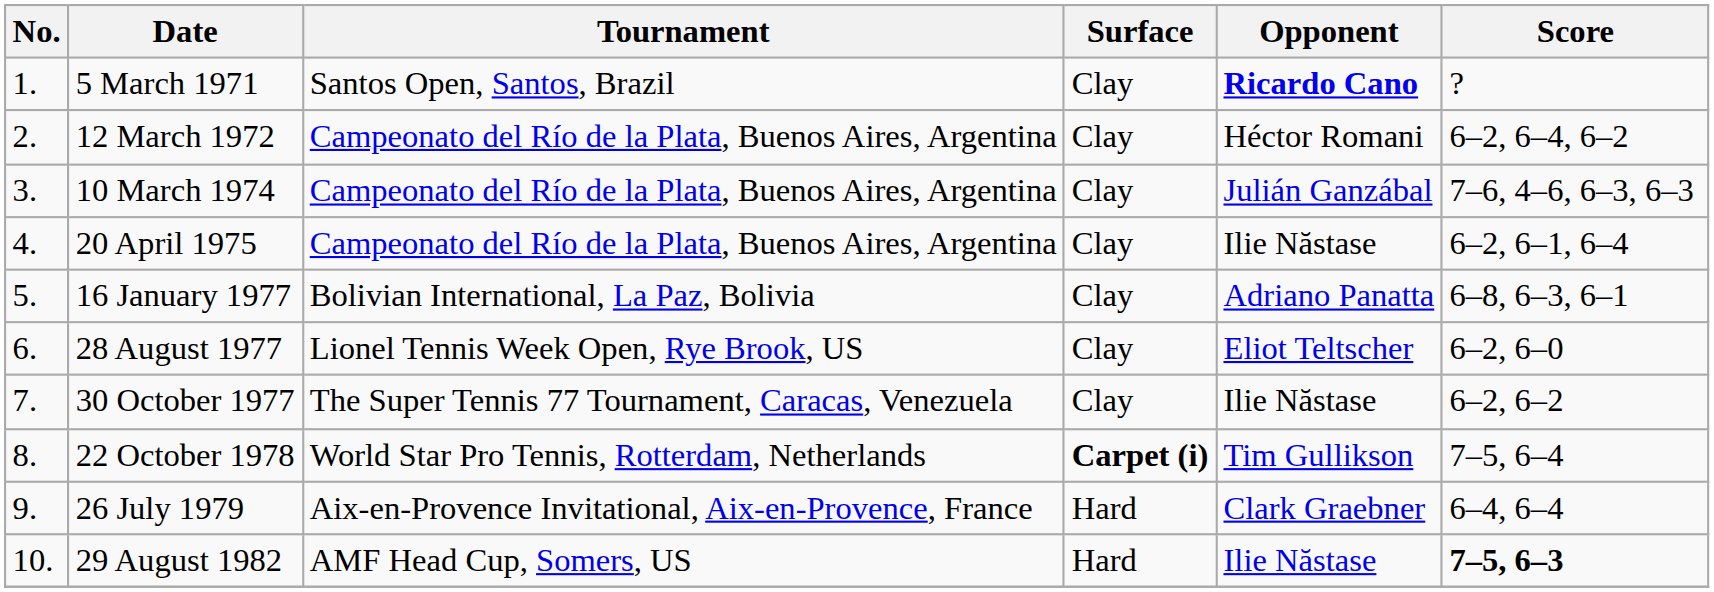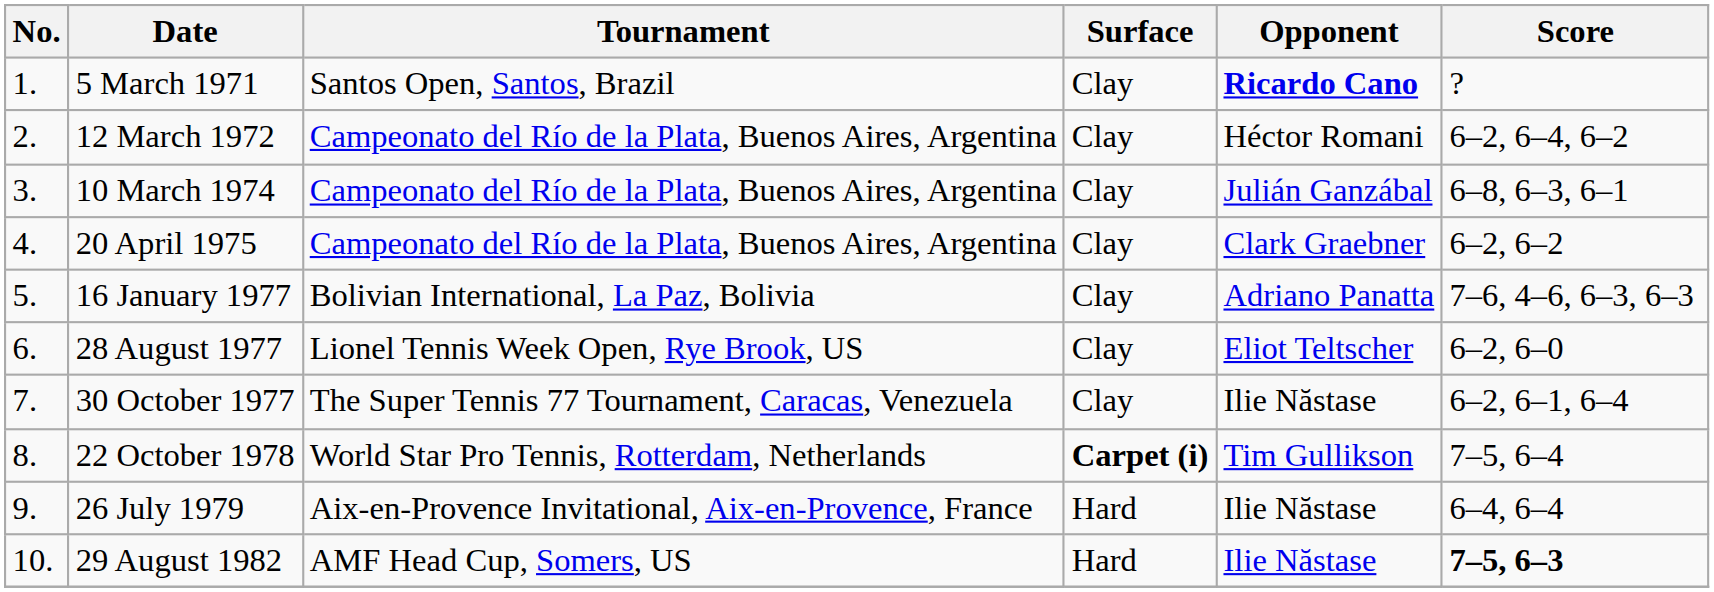(1572, 189) 7–6, 4–6, 6–3, 6–3 -> (1539, 189) 6–8, 6–3, 6–1
(1300, 242) Ilie Năstase -> (1324, 242) Clark Graebner
(1539, 242) 6–2, 6–1, 6–4 -> (1506, 242) 6–2, 6–2
(1539, 294) 6–8, 6–3, 6–1 -> (1572, 294) 7–6, 4–6, 6–3, 6–3
(1506, 400) 6–2, 6–2 -> (1539, 400) 6–2, 6–1, 6–4
(1324, 506) Clark Graebner -> (1300, 506) Ilie Năstase
